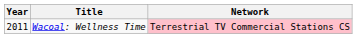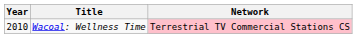(17, 26) 2011 -> (17, 26) 2010
